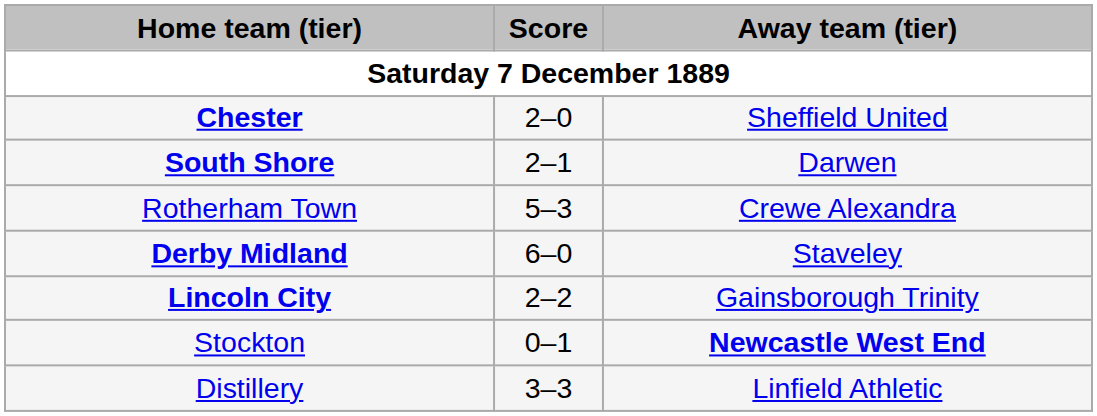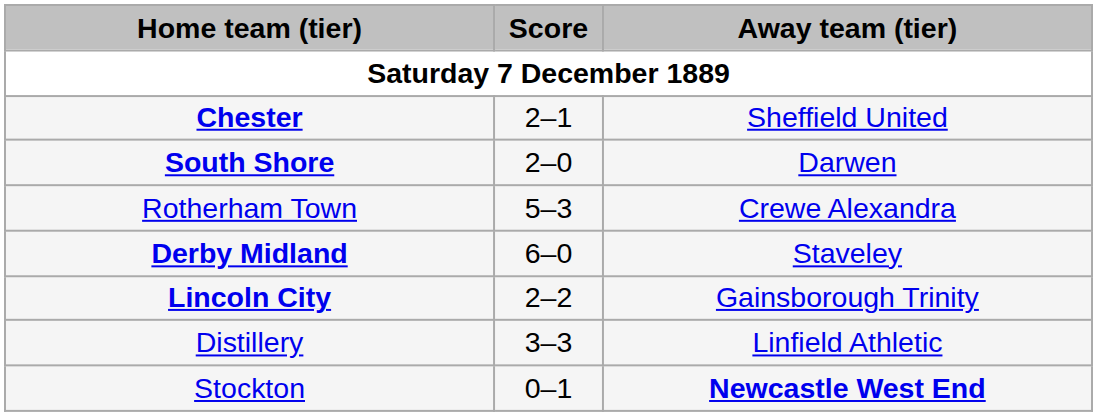(548, 118) 2–0 -> (548, 118) 2–1
(548, 163) 2–1 -> (548, 163) 2–0
rows swapped: (250, 388) <-> (250, 343)
